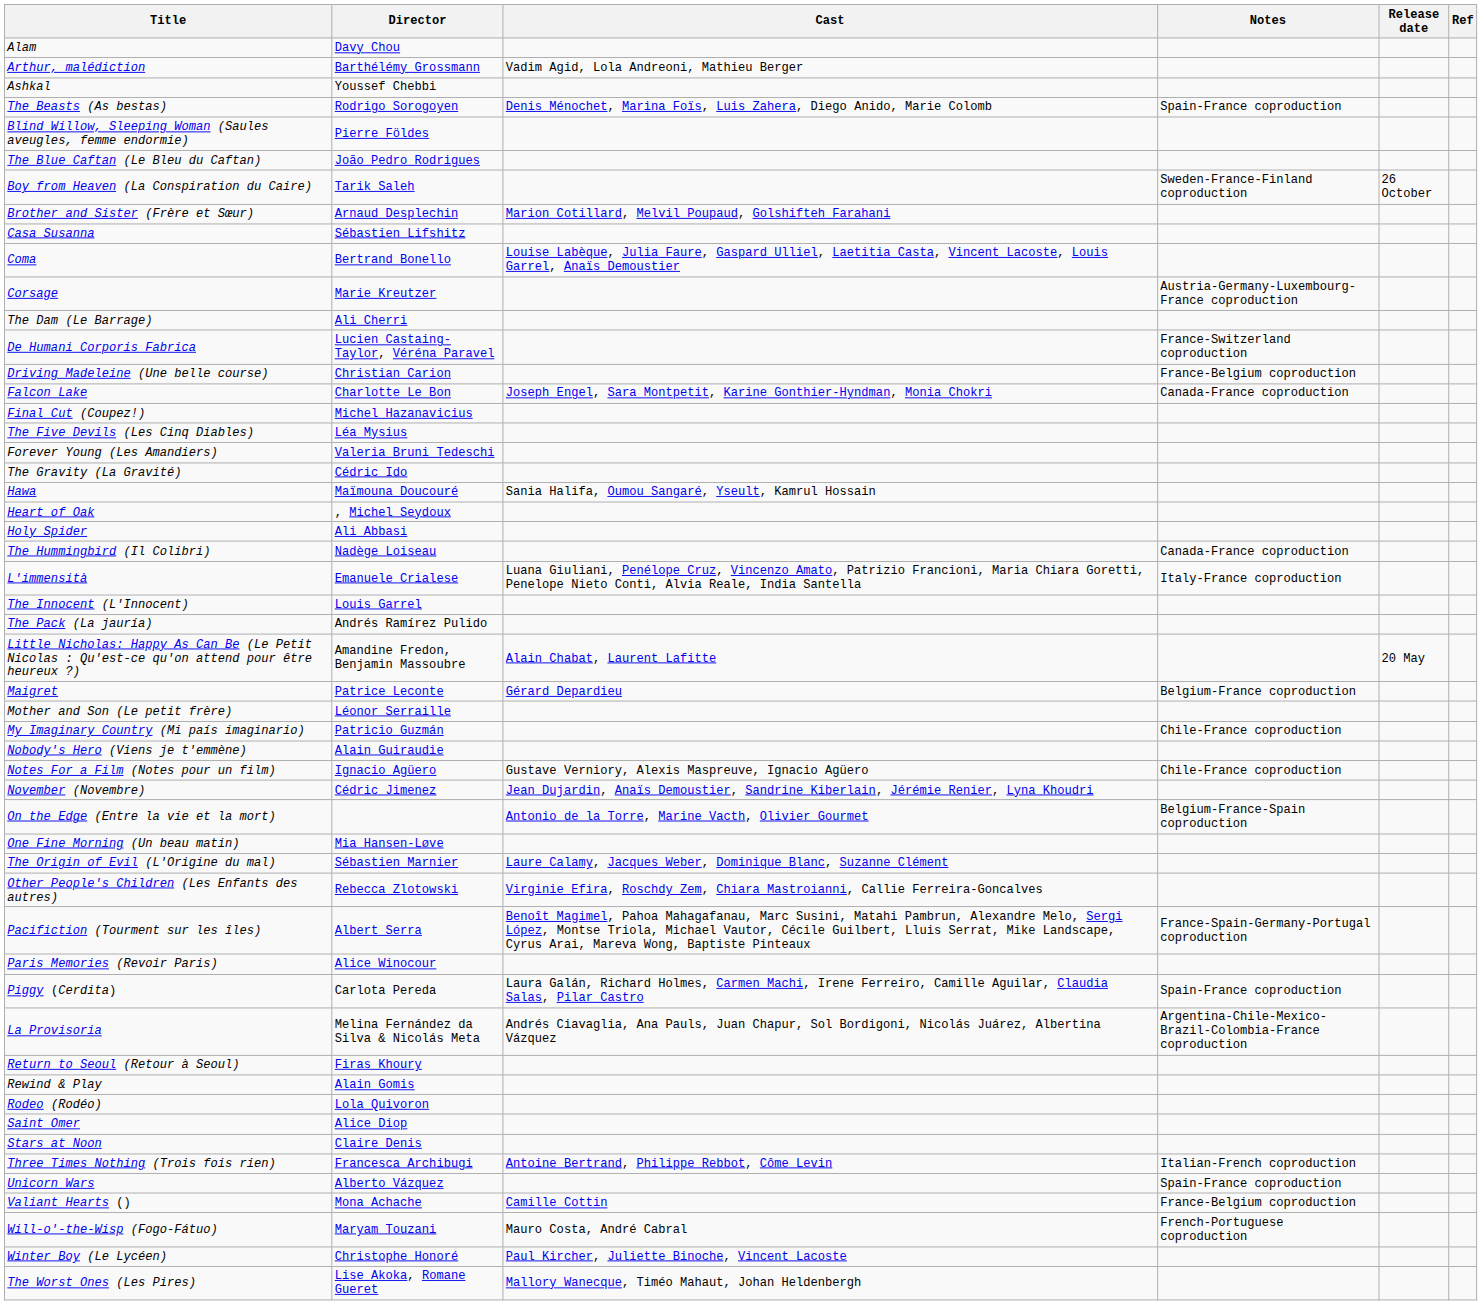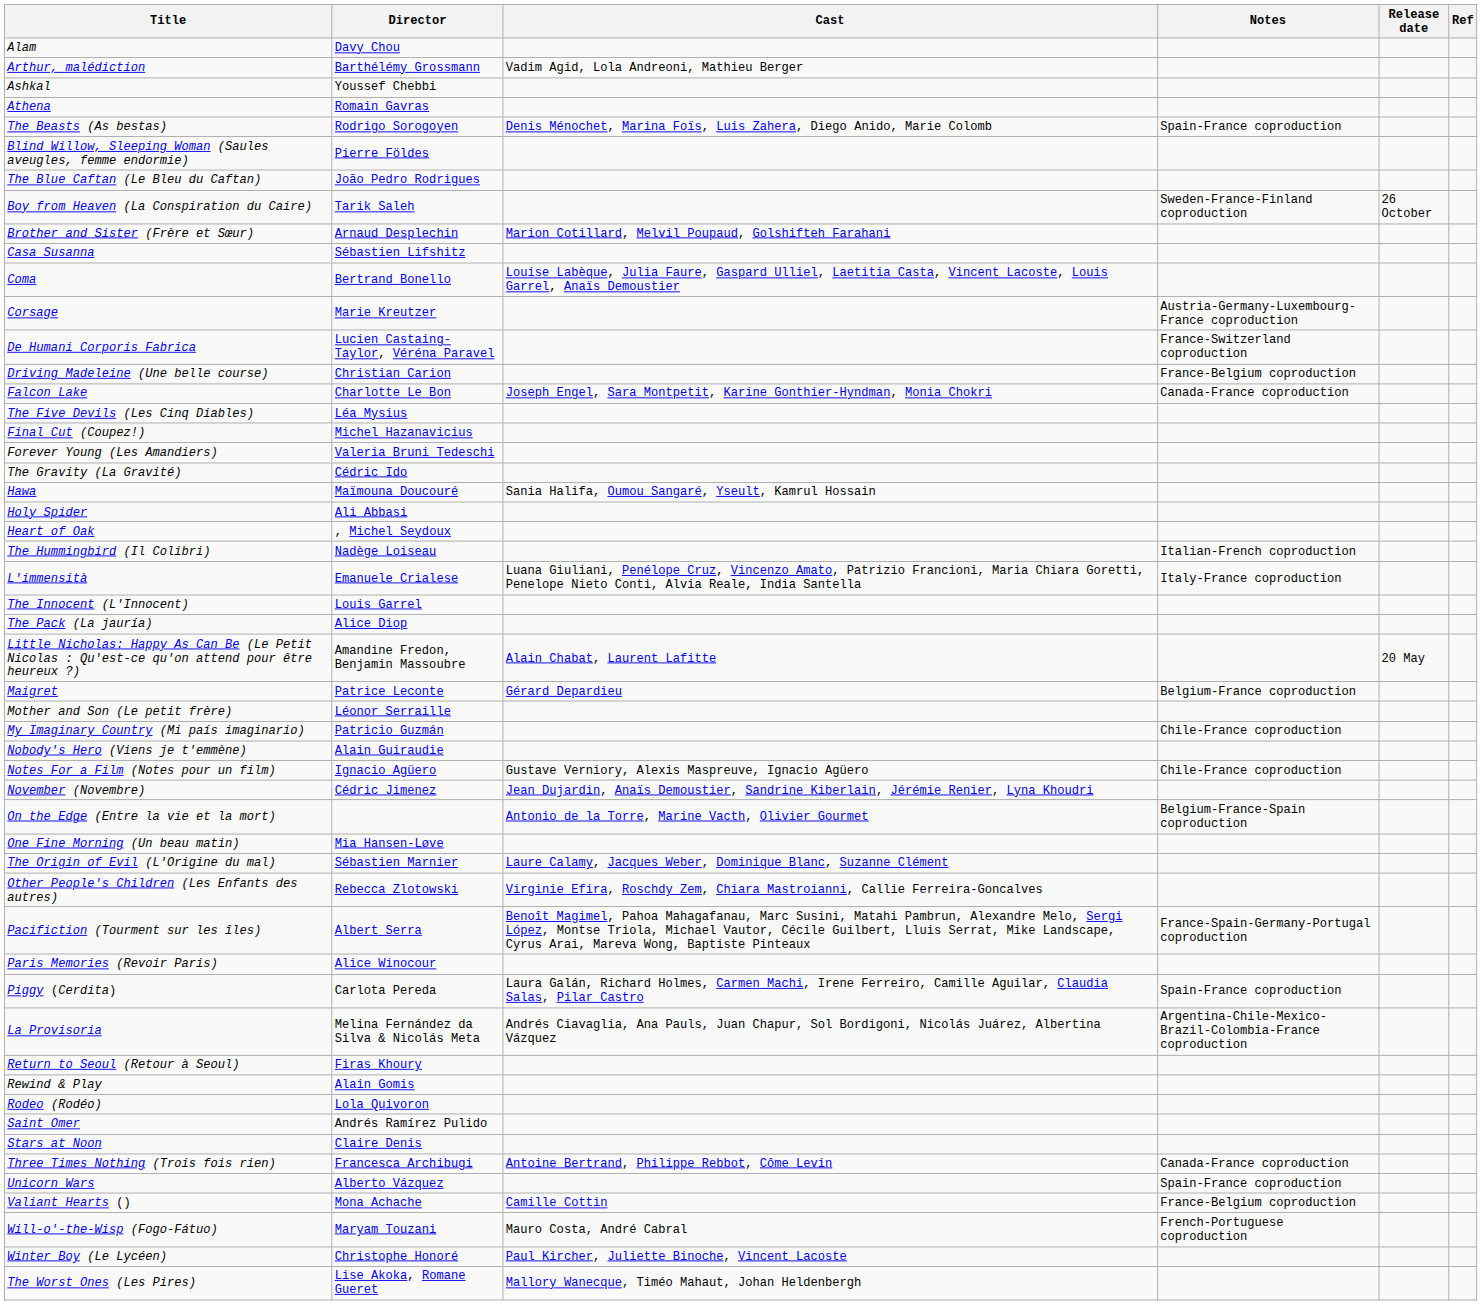+ row: (29, 107)
- row: (80, 321)
rows swapped: (76, 413) <-> (131, 433)
rows swapped: (51, 512) <-> (47, 532)
(1254, 551) Canada-France coproduction -> (1258, 551) Italian-French coproduction
(411, 624) Andrés Ramírez Pulido -> (371, 624) Alice Diop
(371, 1124) Alice Diop -> (411, 1124) Andrés Ramírez Pulido
(1258, 1164) Italian-French coproduction -> (1254, 1164) Canada-France coproduction
